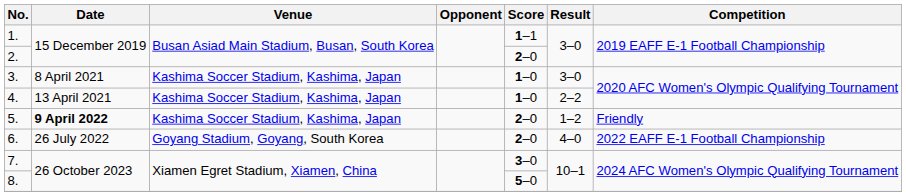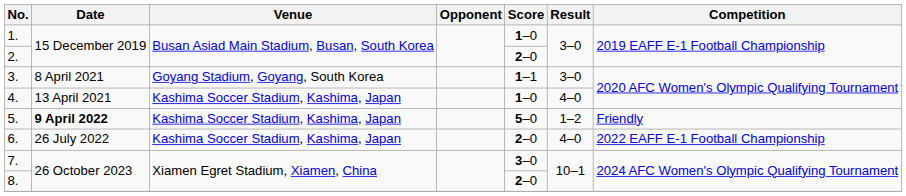(526, 35) 1–1 -> (526, 35) 1–0
(277, 77) Kashima Soccer Stadium, Kashima, Japan -> (268, 77) Goyang Stadium, Goyang, South Korea
(526, 77) 1–0 -> (526, 77) 1–1
(570, 98) 2–2 -> (570, 98) 4–0
(526, 118) 2–0 -> (526, 118) 5–0
(268, 139) Goyang Stadium, Goyang, South Korea -> (277, 139) Kashima Soccer Stadium, Kashima, Japan
(526, 181) 5–0 -> (526, 181) 2–0
